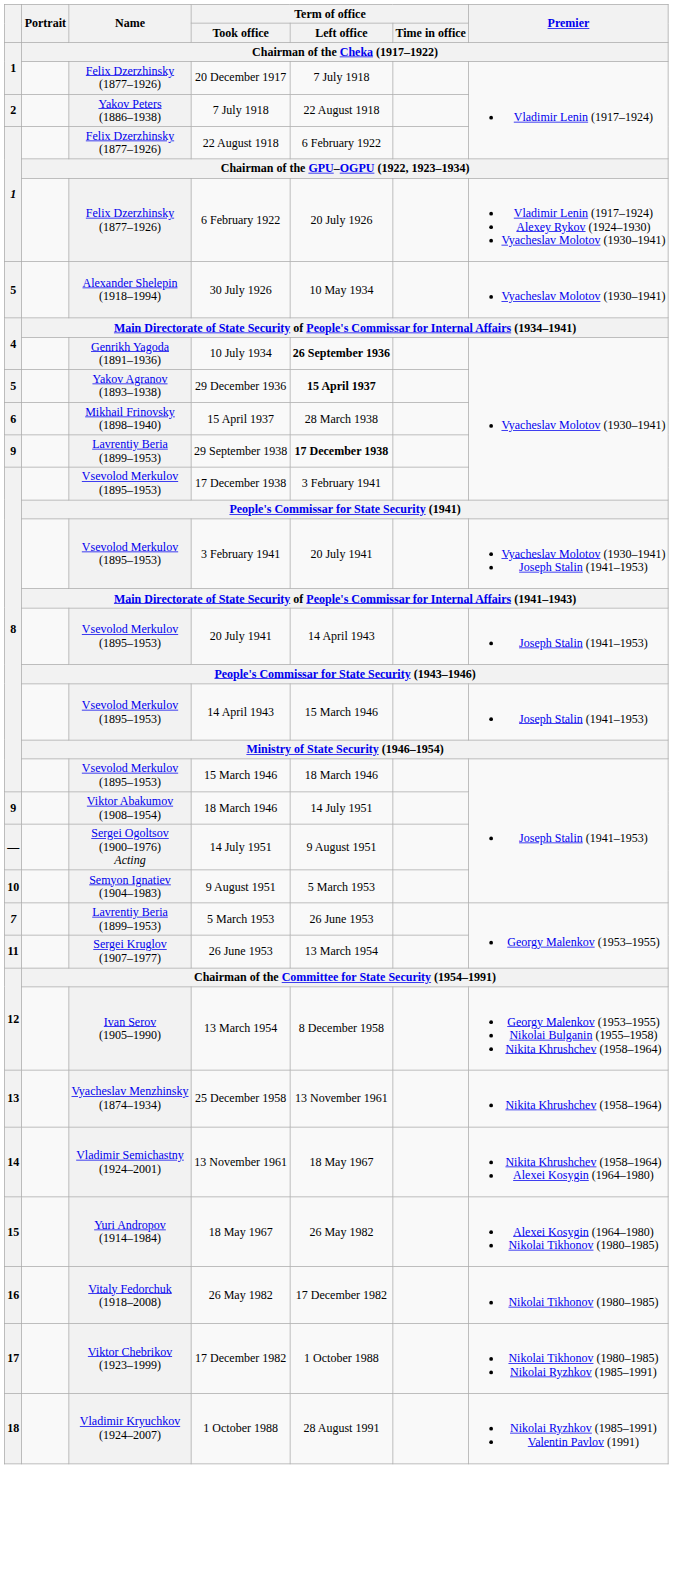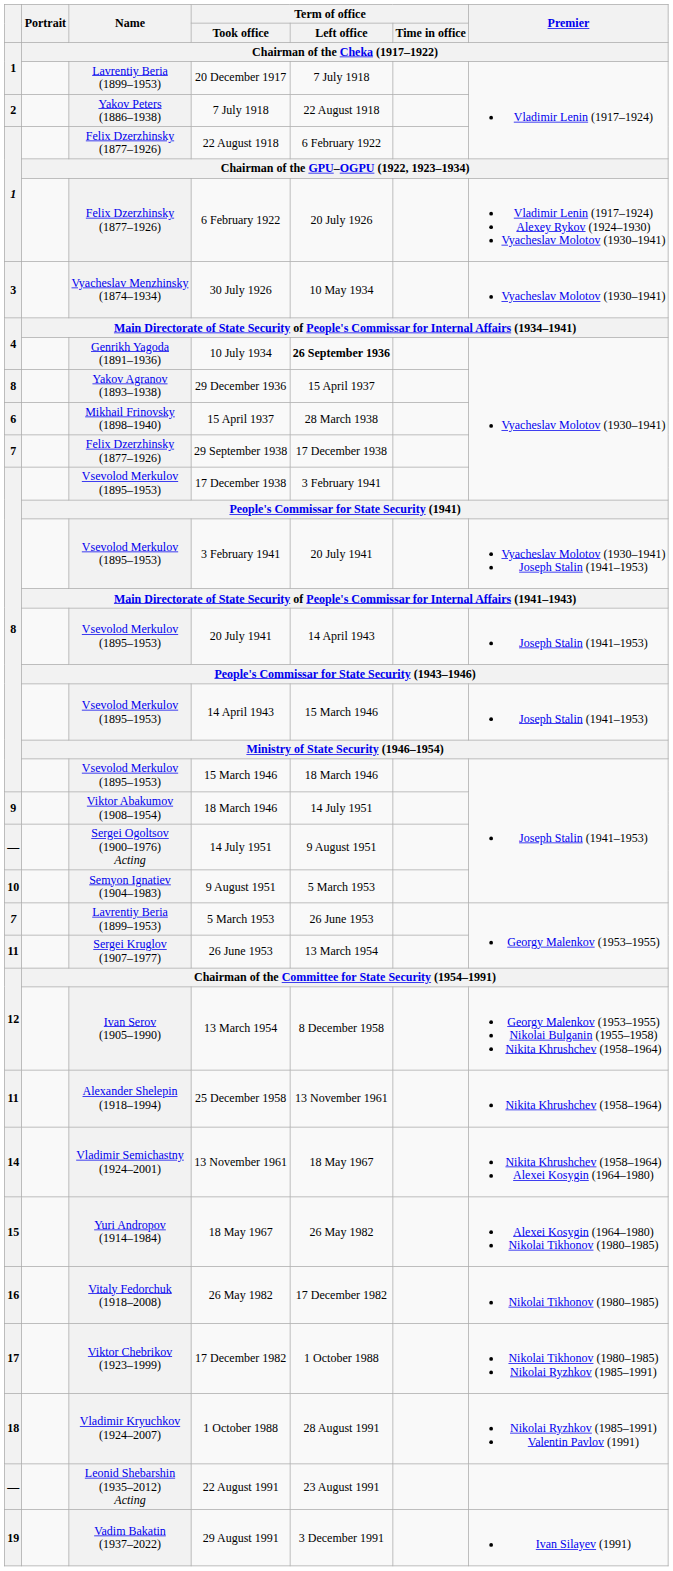(130, 77) Felix Dzerzhinsky (1877–1926) -> (130, 77) Lavrentiy Beria (1899–1953)
(13, 290) 5 -> (13, 290) 3
(130, 290) Alexander Shelepin (1918–1994) -> (130, 290) Vyacheslav Menzhinsky (1874–1934)
(13, 386) 5 -> (13, 386) 8
(341, 386) bold -> (341, 386) normal
(13, 451) 9 -> (13, 451) 7
(130, 451) Lavrentiy Beria (1899–1953) -> (130, 451) Felix Dzerzhinsky (1877–1926)
(341, 451) bold -> (341, 451) normal
(13, 1098) 13 -> (13, 1098) 11
(130, 1098) Vyacheslav Menzhinsky (1874–1934) -> (130, 1098) Alexander Shelepin (1918–1994)
+ row: (241, 1486)
+ row: (241, 1537)
